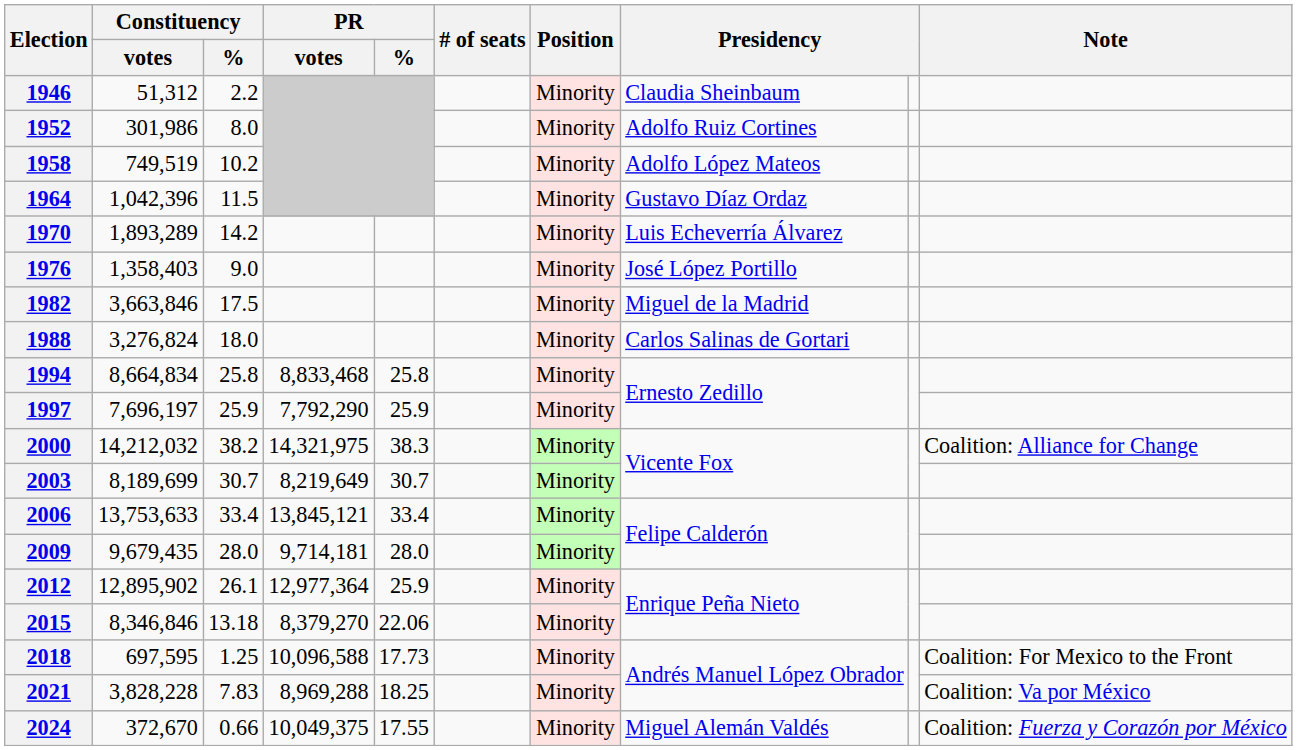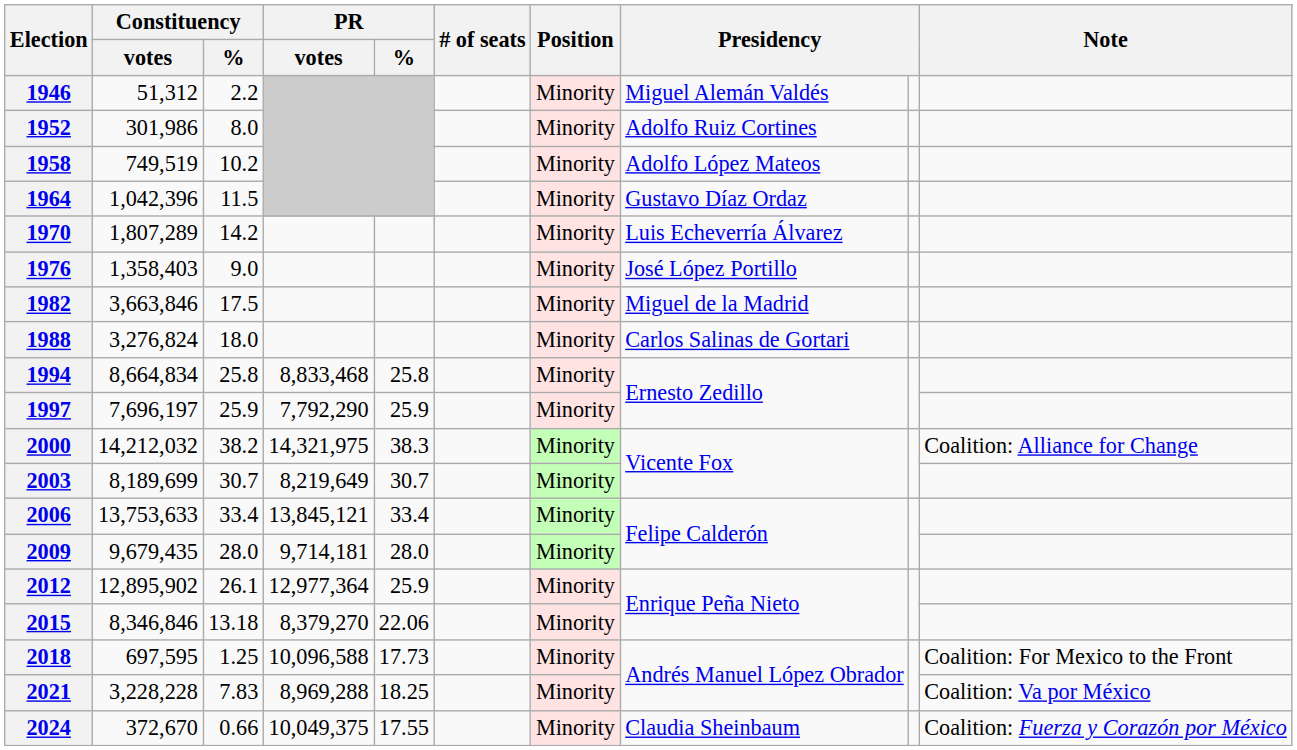(713, 92) Claudia Sheinbaum -> (727, 92) Miguel Alemán Valdés
(154, 233) 1,893,289 -> (154, 233) 1,807,289
(154, 692) 3,828,228 -> (154, 692) 3,228,228
(727, 727) Miguel Alemán Valdés -> (713, 727) Claudia Sheinbaum
